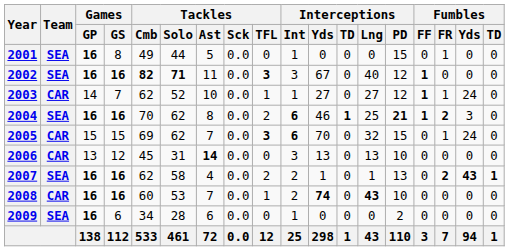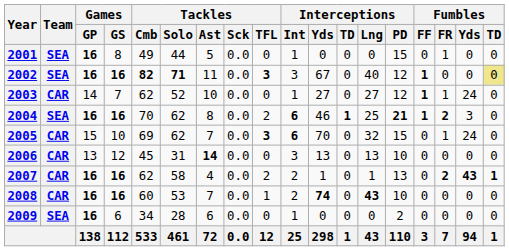(494, 75) no background -> (494, 75) khaki background
(266, 95) 1 -> (266, 95) 0
(118, 135) 15 -> (118, 135) 10
(58, 176) SEA -> (58, 176) CAR
